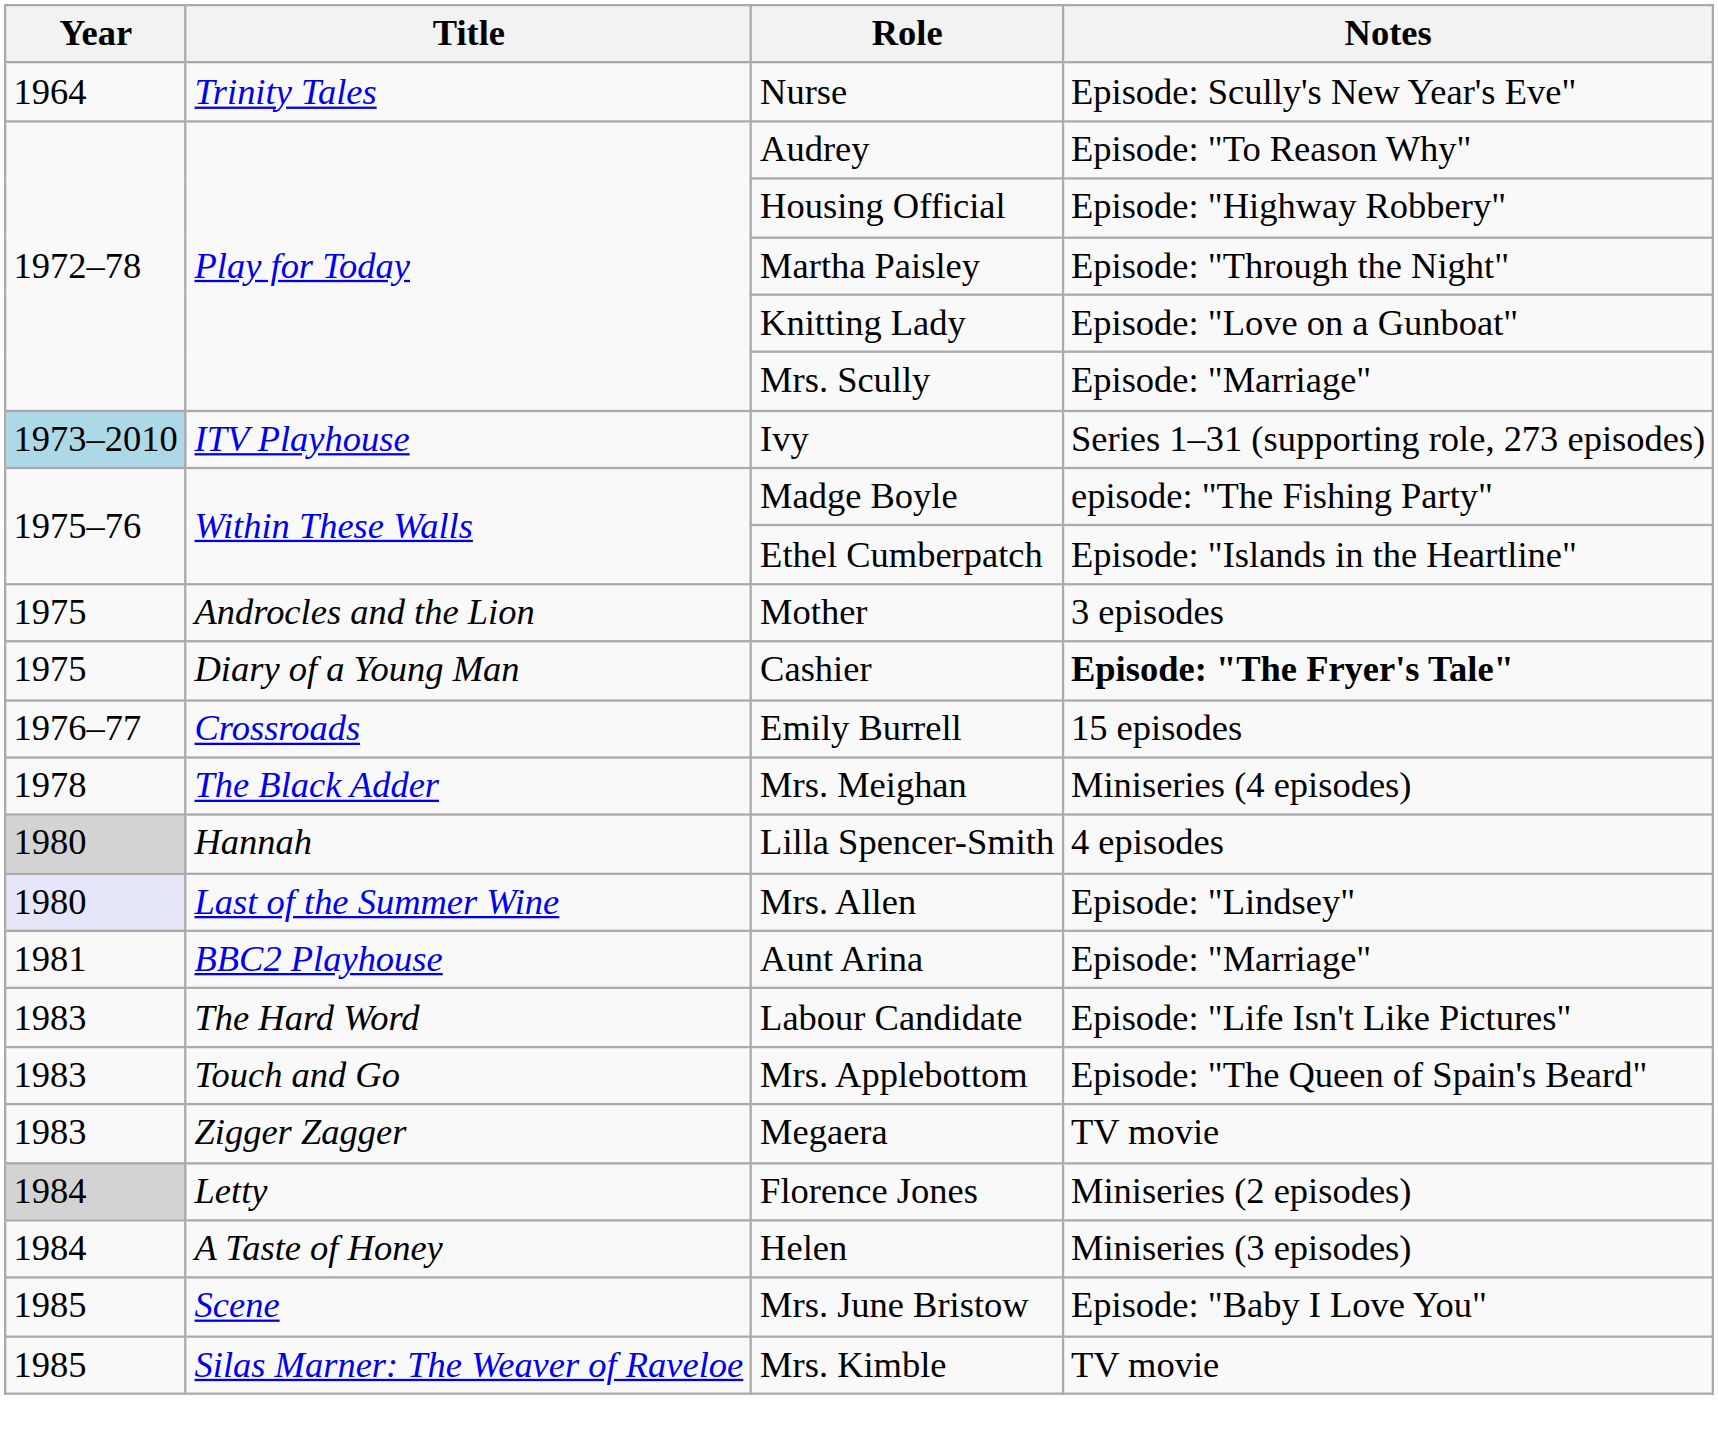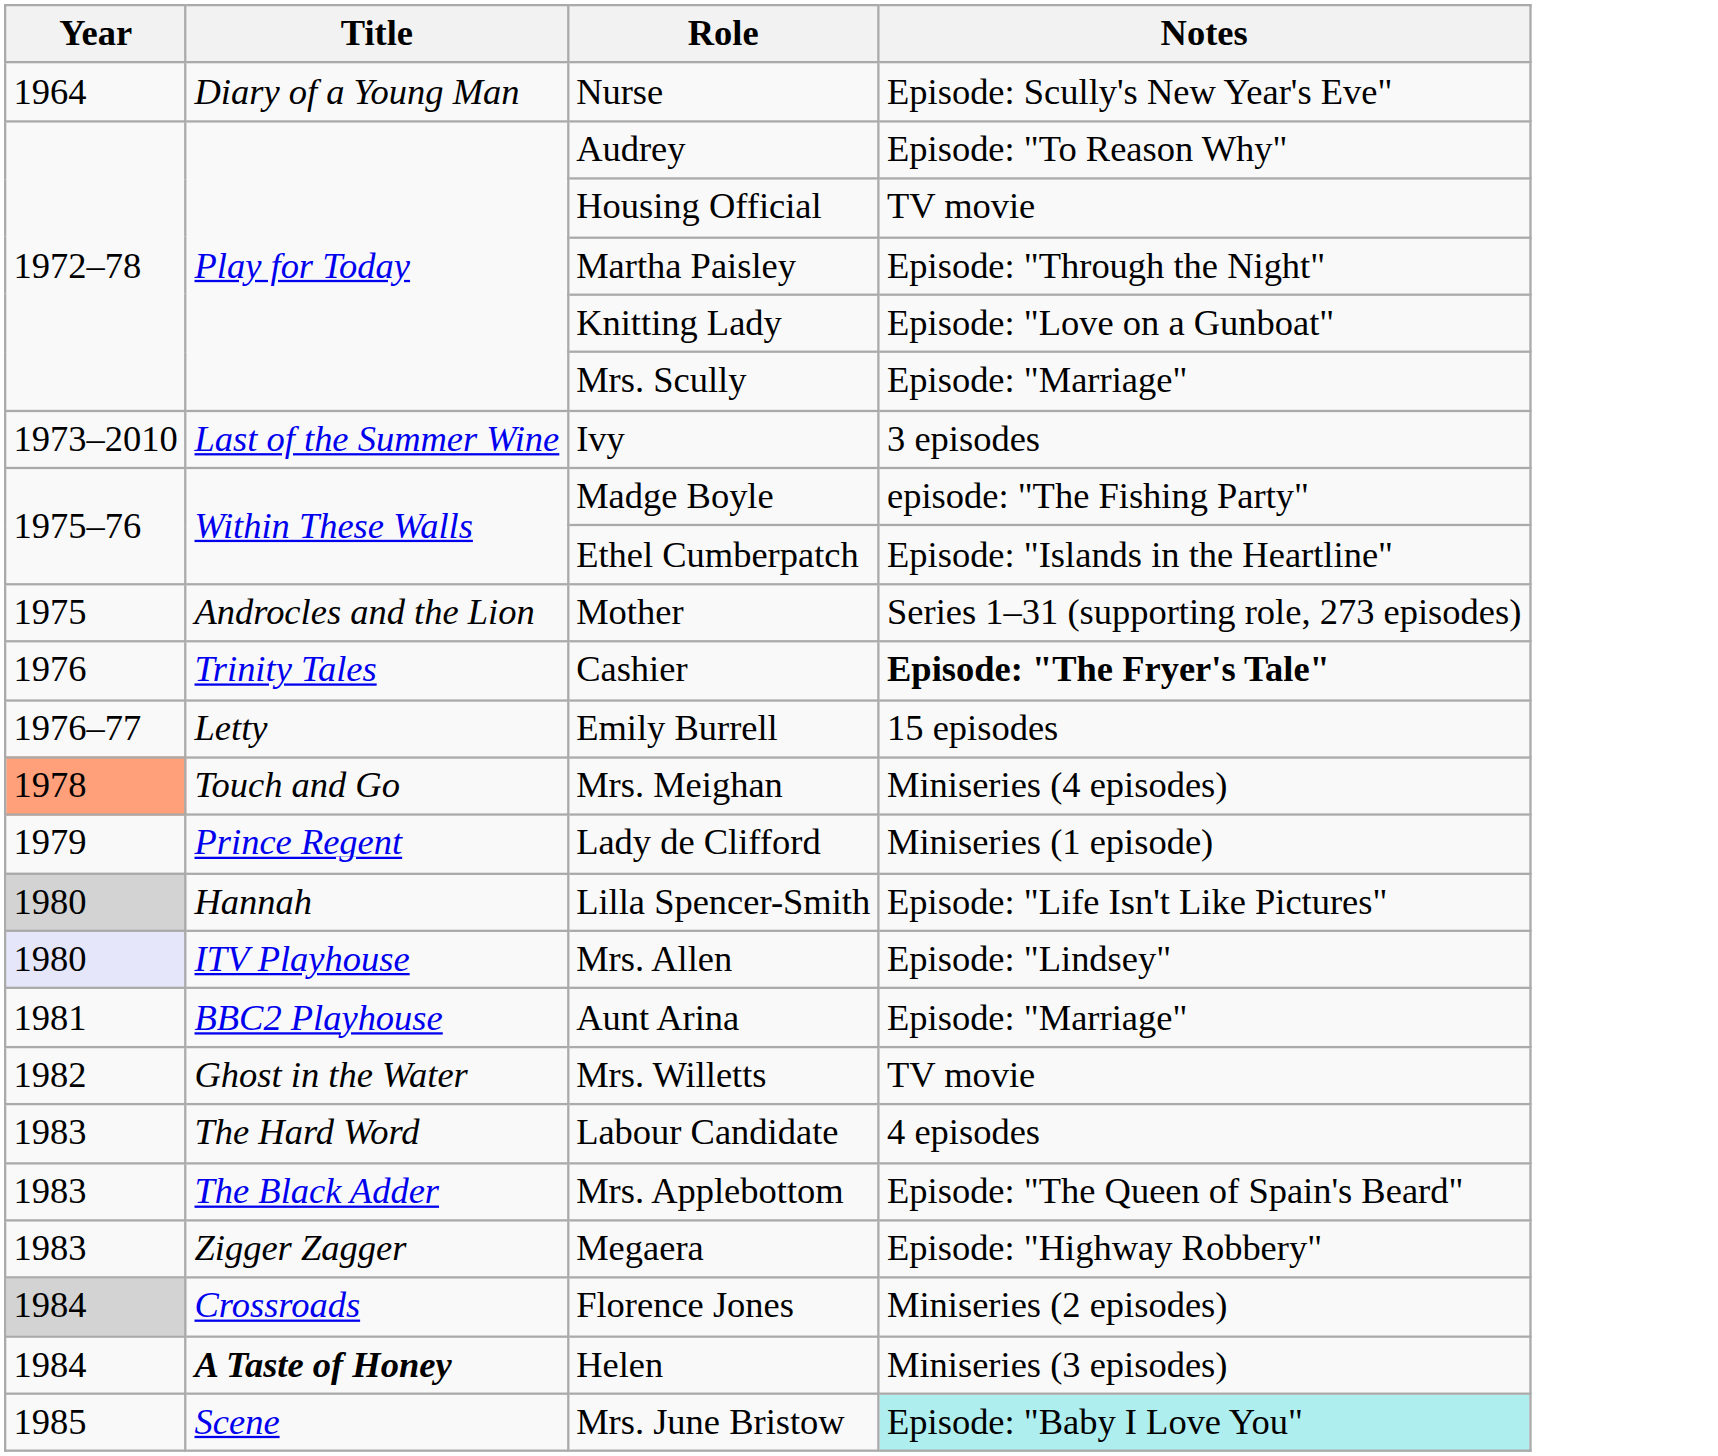(286, 91) Trinity Tales -> (357, 91) Diary of a Young Man
(1289, 206) Episode: "Highway Robbery" -> (961, 206) TV movie
(96, 438) lightblue background -> (96, 438) no background
(302, 438) ITV Playhouse -> (377, 438) Last of the Summer Wine
(1388, 438) Series 1–31 (supporting role, 273 episodes) -> (964, 438) 3 episodes
(1148, 611) 3 episodes -> (1204, 611) Series 1–31 (supporting role, 273 episodes)
(50, 669) 1975 -> (50, 669) 1976
(357, 669) Diary of a Young Man -> (286, 669) Trinity Tales
(277, 727) Crossroads -> (231, 727) Letty
(50, 785) no background -> (50, 785) lightsalmon background
(317, 785) The Black Adder -> (297, 785) Touch and Go
+ row: (698, 843)
(1148, 843) 4 episodes -> (1137, 901) Episode: "Life Isn't Like Pictures"
(377, 901) Last of the Summer Wine -> (302, 959) ITV Playhouse
+ row: (671, 1074)
(1321, 1016) Episode: "Life Isn't Like Pictures" -> (964, 1132) 4 episodes
(297, 1074) Touch and Go -> (317, 1190) The Black Adder
(1145, 1132) TV movie -> (1105, 1248) Episode: "Highway Robbery"
(231, 1190) Letty -> (277, 1306) Crossroads
(319, 1248) normal -> (323, 1364) bold
(1279, 1306) no background -> (1095, 1421) paleturquoise background
- row: (853, 1364)
